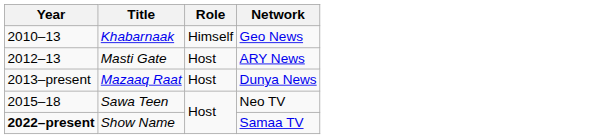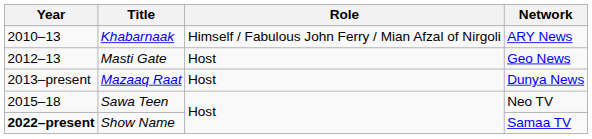(211, 36) Himself -> (344, 36) Himself / Fabulous John Ferry / Mian Afzal of Nirgoli
(271, 36) Geo News -> (540, 36) ARY News
(272, 58) ARY News -> (539, 58) Geo News
